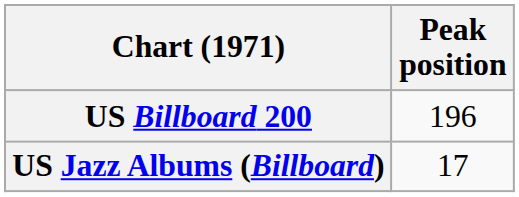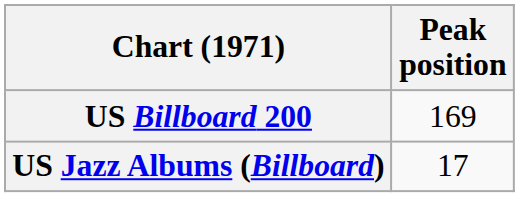(453, 115) 196 -> (453, 115) 169
